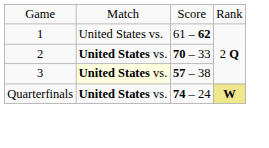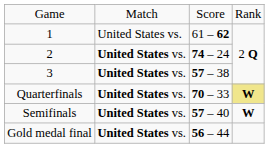(192, 53) 70 – 33 -> (210, 53) 74 – 24
(123, 73) lightyellow background -> (142, 73) no background
(192, 93) 74 – 24 -> (210, 93) 70 – 33
+ row: (50, 113)
+ row: (50, 133)
